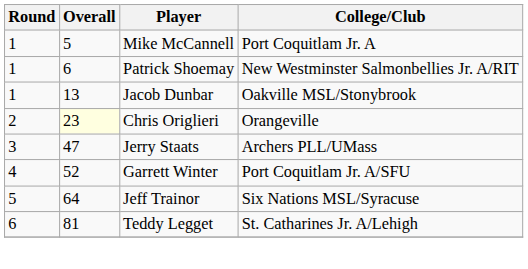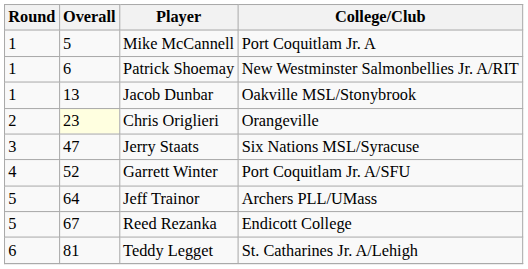(309, 146) Archers PLL/UMass -> (330, 146) Six Nations MSL/Syracuse
(330, 198) Six Nations MSL/Syracuse -> (309, 198) Archers PLL/UMass
+ row: (170, 224)
